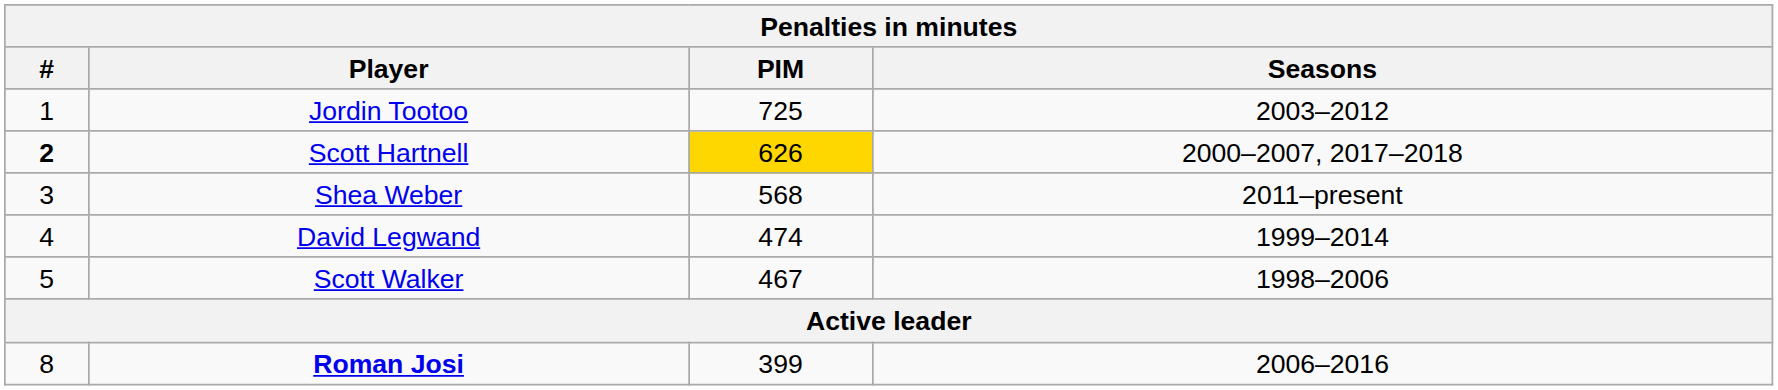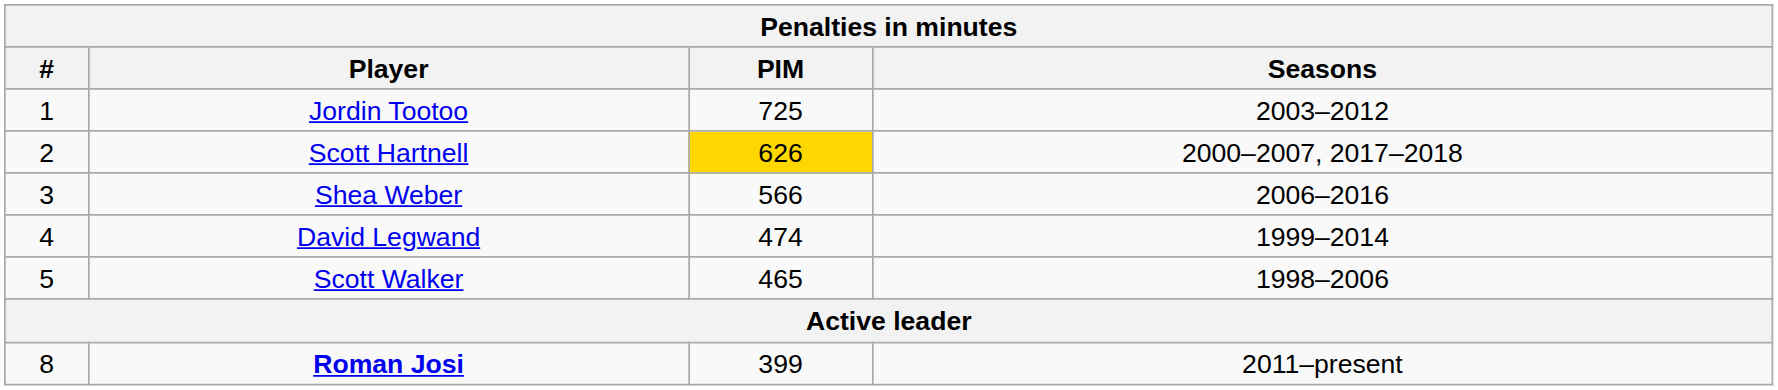(47, 152) bold -> (47, 152) normal
(781, 195) 568 -> (781, 195) 566
(1322, 195) 2011–present -> (1322, 195) 2006–2016
(781, 279) 467 -> (781, 279) 465
(1322, 363) 2006–2016 -> (1322, 363) 2011–present
